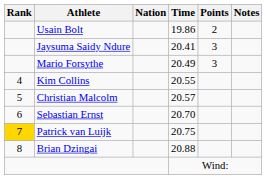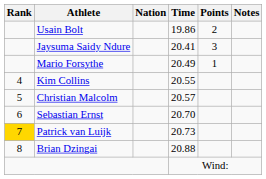(214, 64) 3 -> (214, 64) 1
(183, 132) 20.75 -> (183, 132) 20.73
